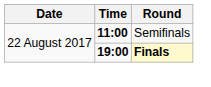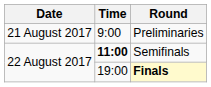+ row: (168, 33)
(113, 52) bold -> (113, 71) normal
